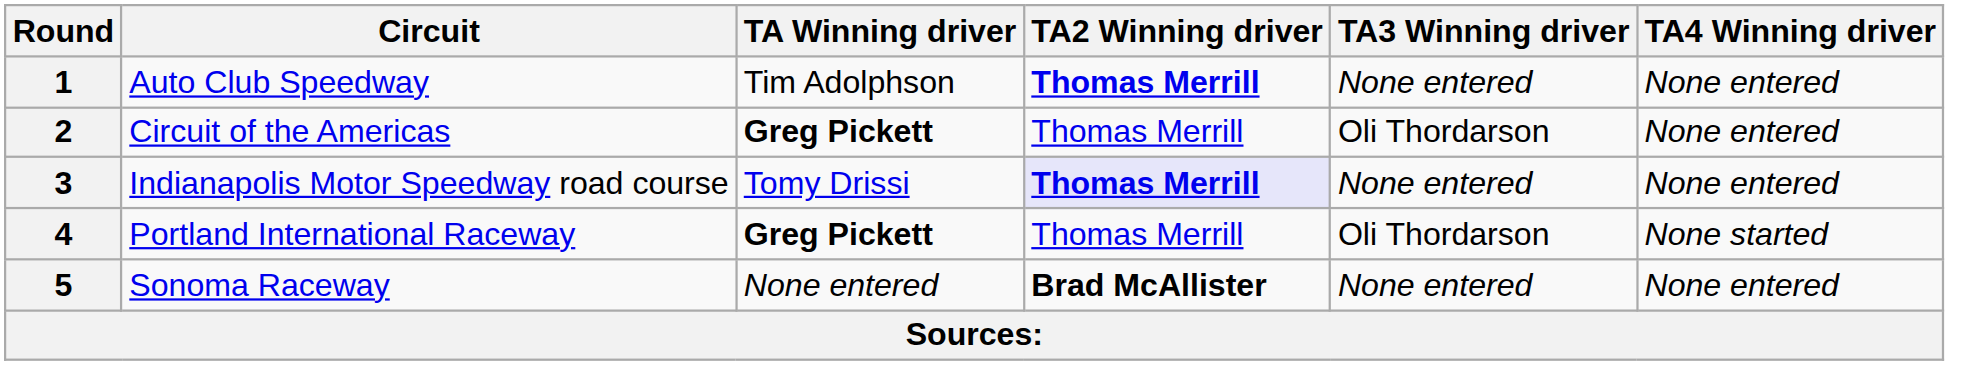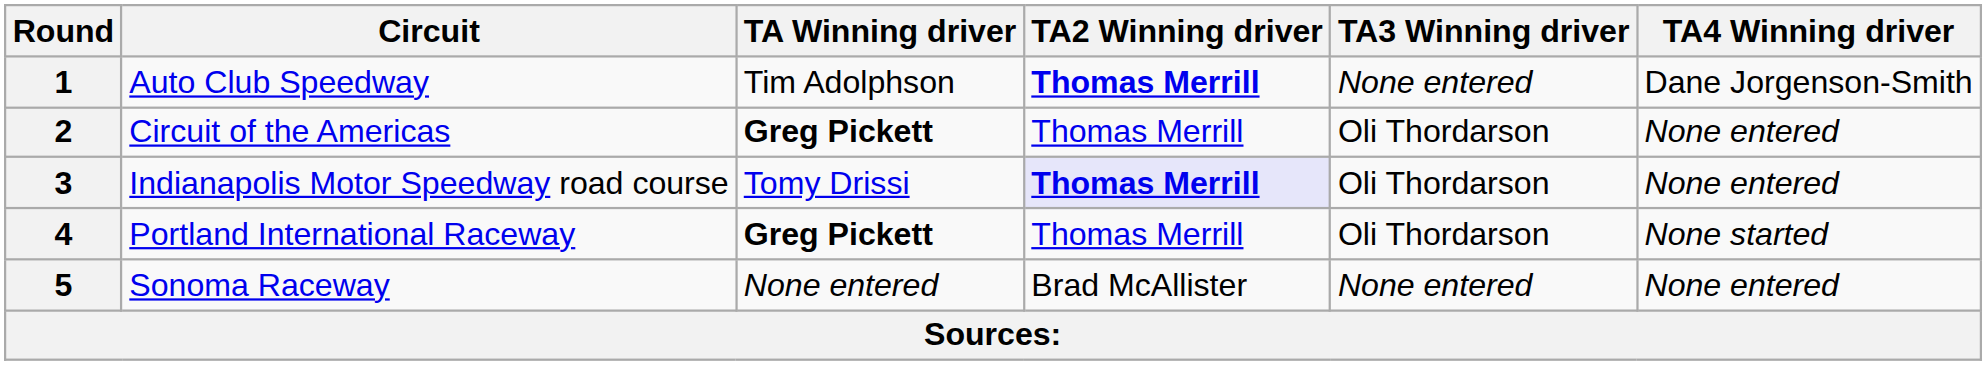(1742, 82) None entered -> (1809, 82) Dane Jorgenson-Smith
(1435, 183) None entered -> (1444, 183) Oli Thordarson
(1149, 285) bold -> (1139, 285) normal
